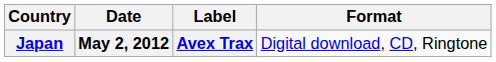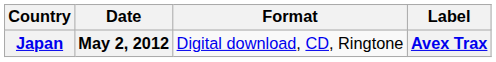columns swapped: (374, 17) <-> (215, 17)
